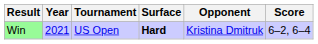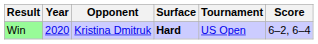columns swapped: (105, 13) <-> (225, 13)
(57, 30) 2021 -> (57, 30) 2020
